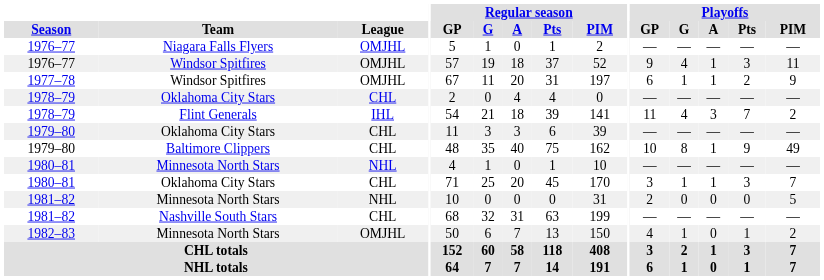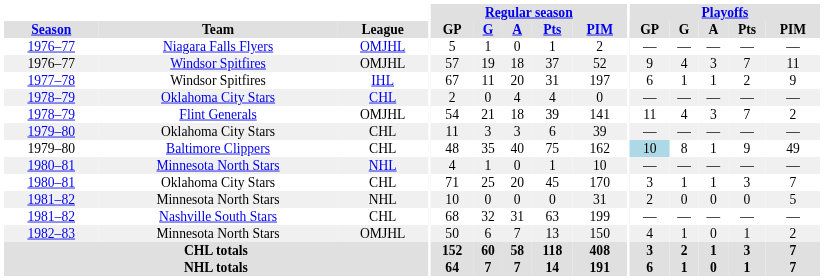(713, 63) 1 -> (713, 63) 3
(747, 63) 3 -> (747, 63) 7
(383, 80) OMJHL -> (383, 80) IHL
(383, 114) IHL -> (383, 114) OMJHL
(650, 148) no background -> (650, 148) lightblue background
